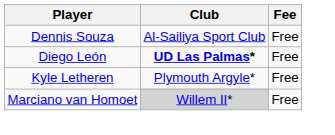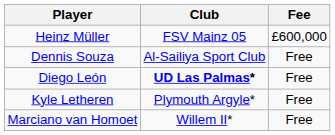+ row: (72, 36)
(204, 99) lightgrey background -> (204, 120) no background
